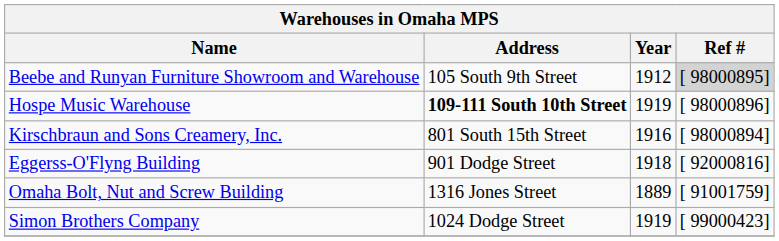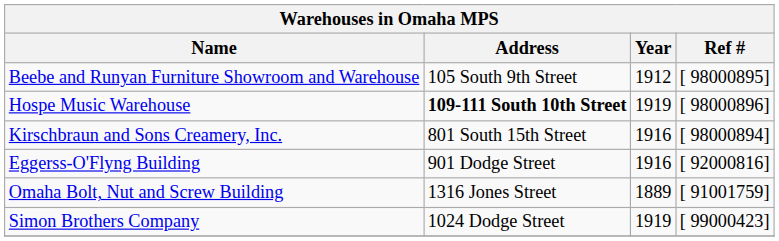(725, 76) lightgrey background -> (725, 76) no background
(653, 163) 1918 -> (653, 163) 1916
